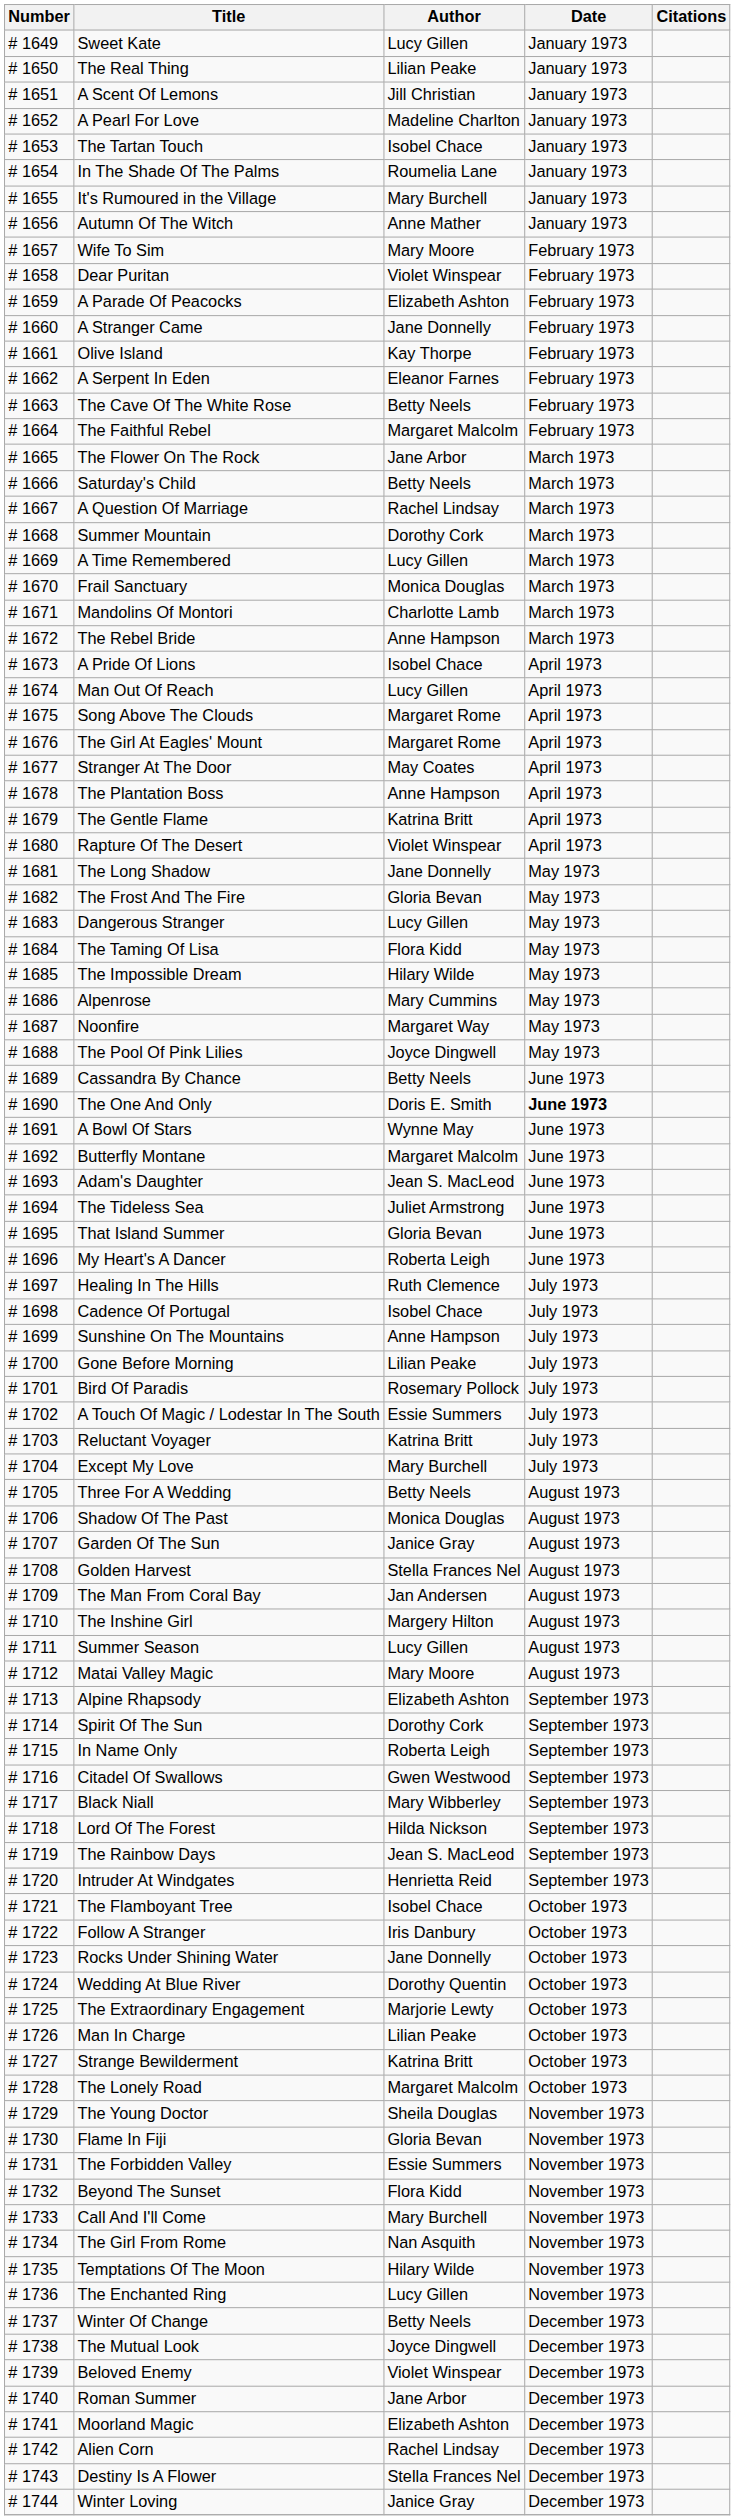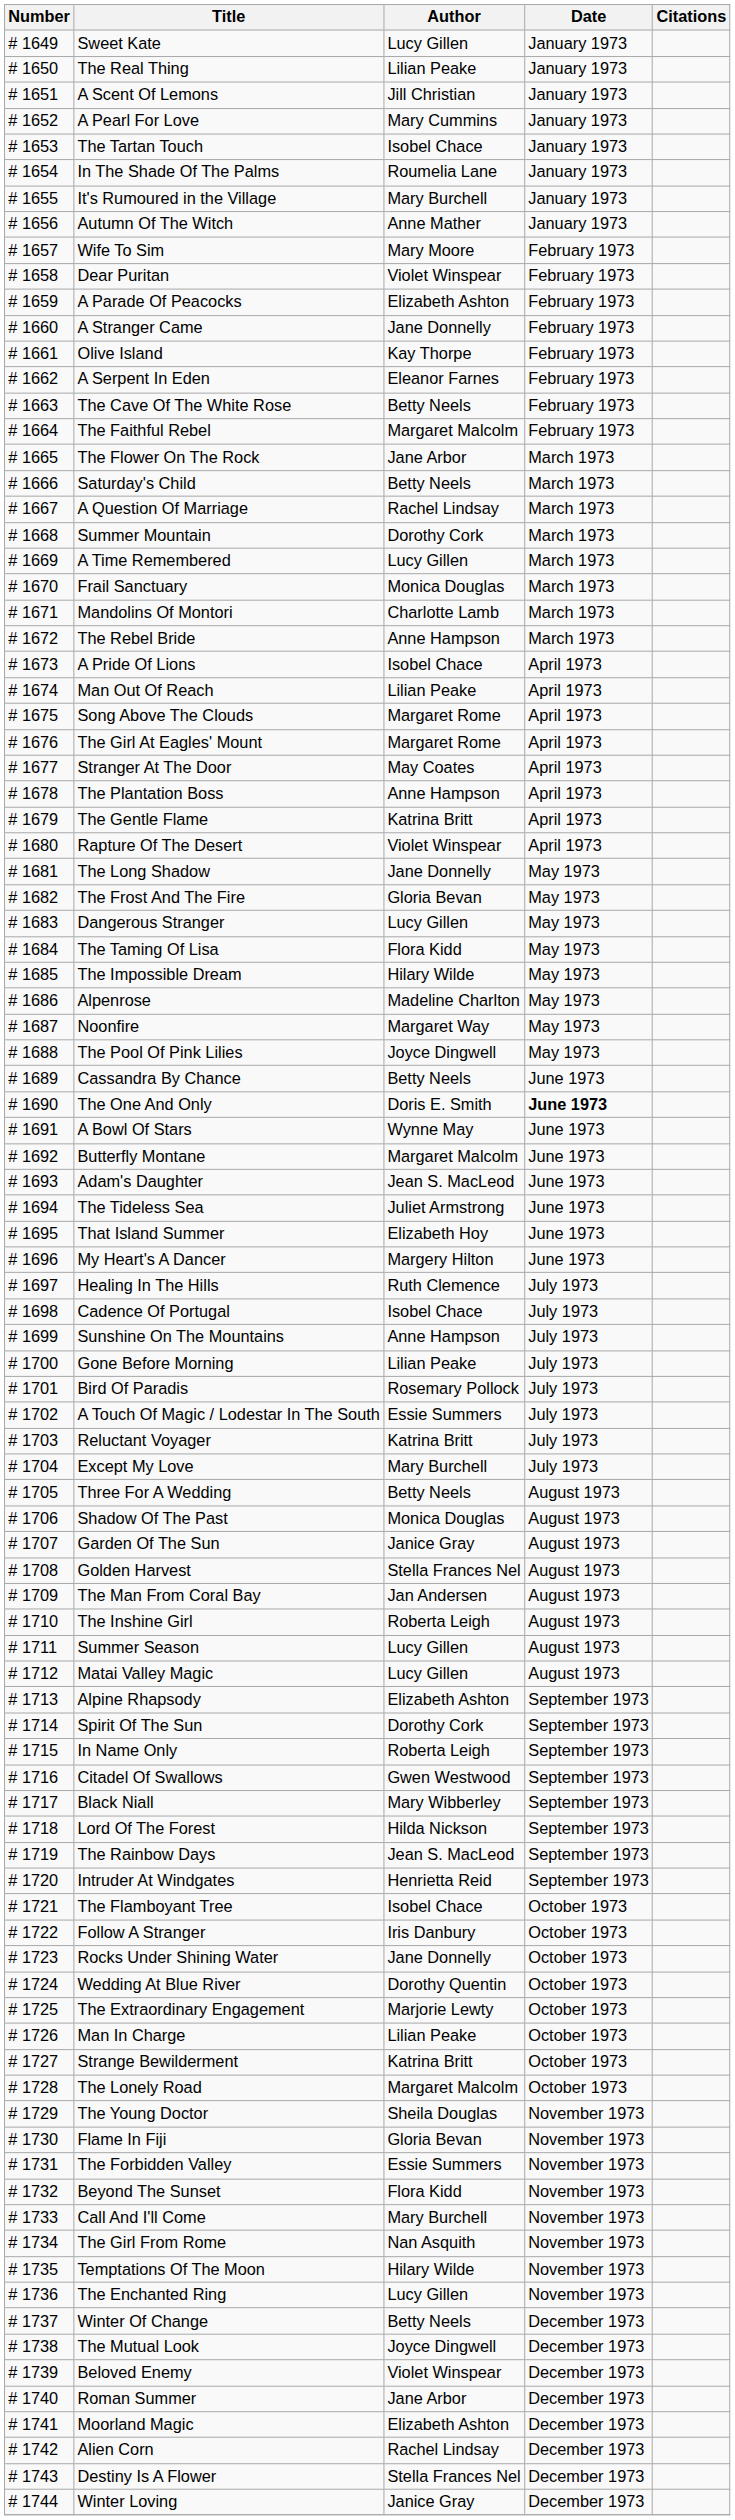(454, 120) Madeline Charlton -> (442, 120) Mary Cummins
(428, 690) Lucy Gillen -> (432, 690) Lilian Peake
(442, 1000) Mary Cummins -> (454, 1000) Madeline Charlton
(435, 1233) Gloria Bevan -> (438, 1233) Elizabeth Hoy
(439, 1259) Roberta Leigh -> (440, 1259) Margery Hilton
(440, 1622) Margery Hilton -> (439, 1622) Roberta Leigh
(431, 1673) Mary Moore -> (428, 1673) Lucy Gillen
